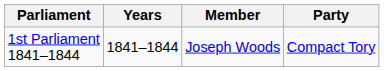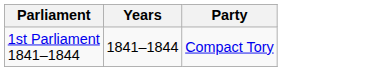- column: (233, 15)
